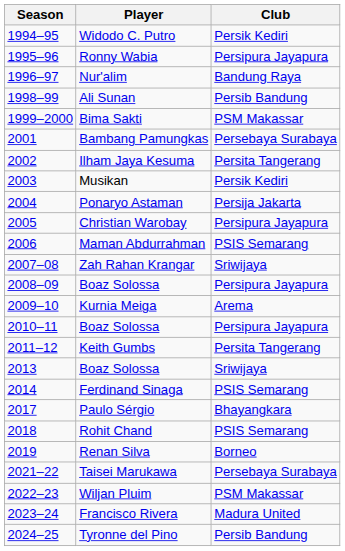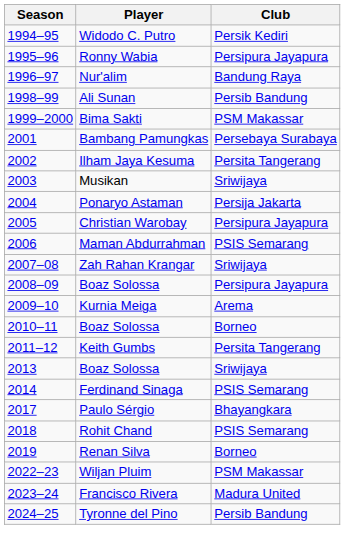(251, 181) Persik Kediri -> (241, 181) Sriwijaya
(271, 327) Persipura Jayapura -> (235, 327) Borneo
- row: (33, 472)
